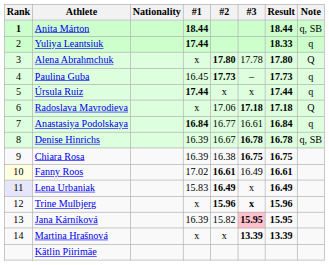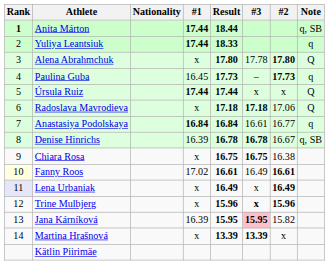columns swapped: (224, 12) <-> (281, 12)
(197, 28) 18.44 -> (197, 28) 17.44
(311, 92) q -> (311, 92) Q
(197, 156) 16.39 -> (197, 156) x
(197, 188) 15.83 -> (197, 188) x
